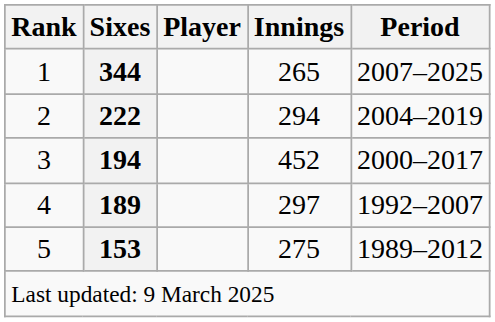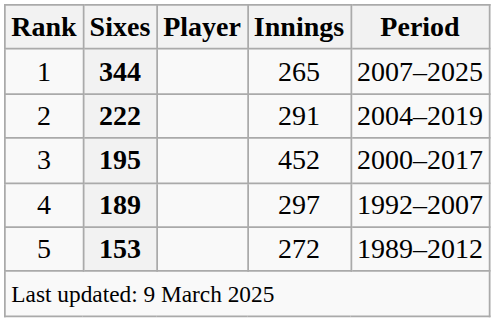(299, 115) 294 -> (299, 115) 291
(120, 159) 194 -> (120, 159) 195
(299, 248) 275 -> (299, 248) 272
